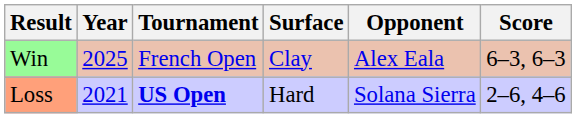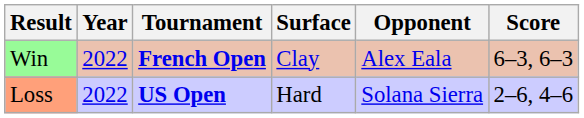(105, 58) 2025 -> (105, 58) 2022
(197, 58) normal -> (202, 58) bold
(105, 94) 2021 -> (105, 94) 2022
